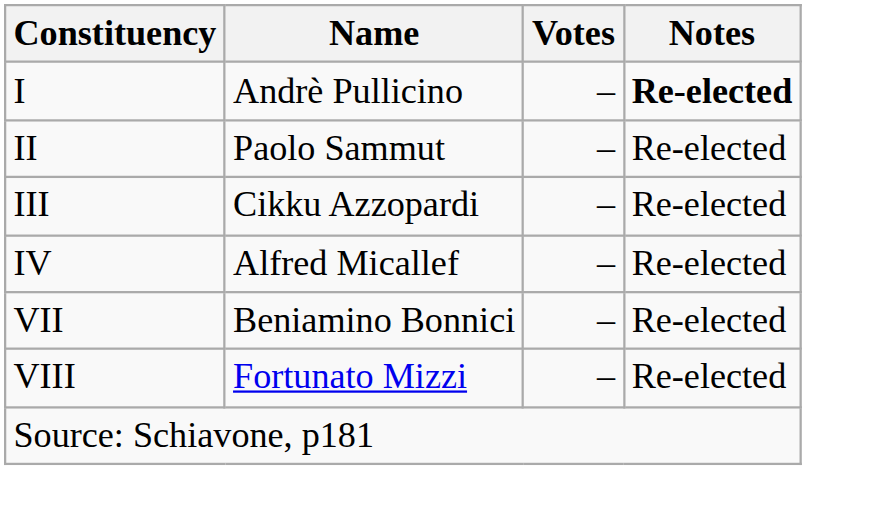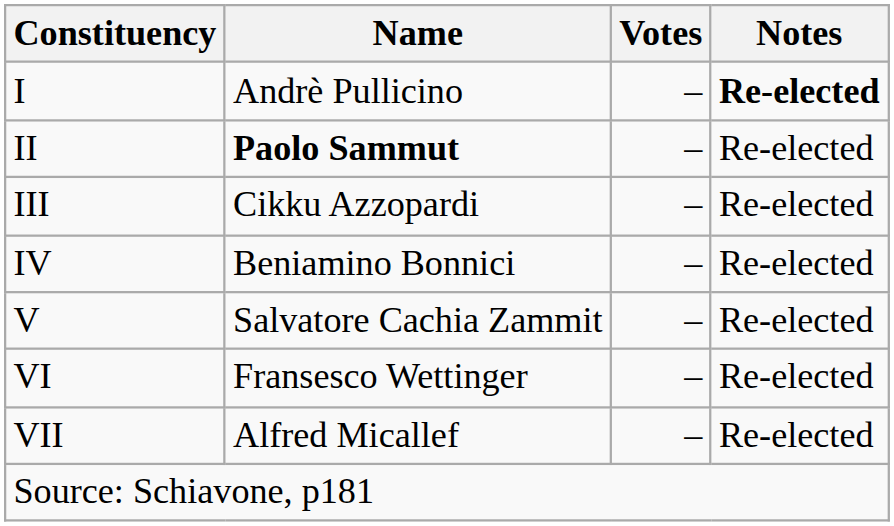(339, 147) normal -> (346, 147) bold
(346, 262) Alfred Micallef -> (374, 262) Beniamino Bonnici
+ row: (27, 319)
+ row: (33, 377)
(374, 319) Beniamino Bonnici -> (346, 434) Alfred Micallef
- row: (45, 377)
